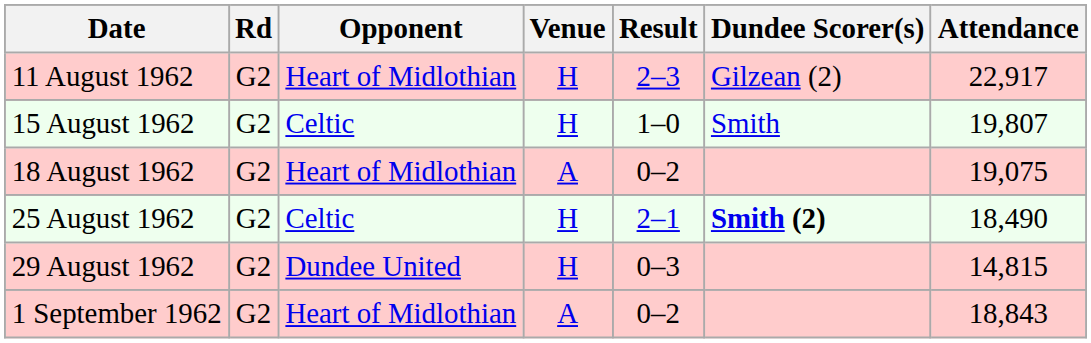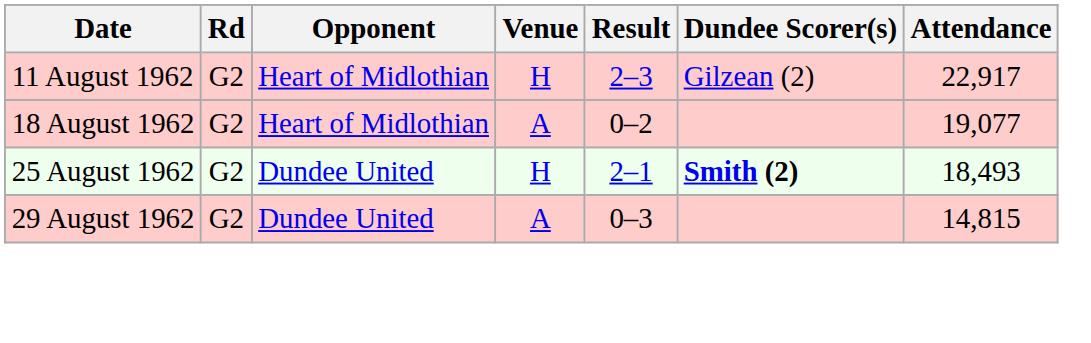- row: (103, 123)
(1008, 171) 19,075 -> (981, 123) 19,077
(320, 218) Celtic -> (346, 171) Dundee United
(1008, 218) 18,490 -> (981, 171) 18,493
(568, 266) H -> (540, 218) A
- row: (117, 314)
